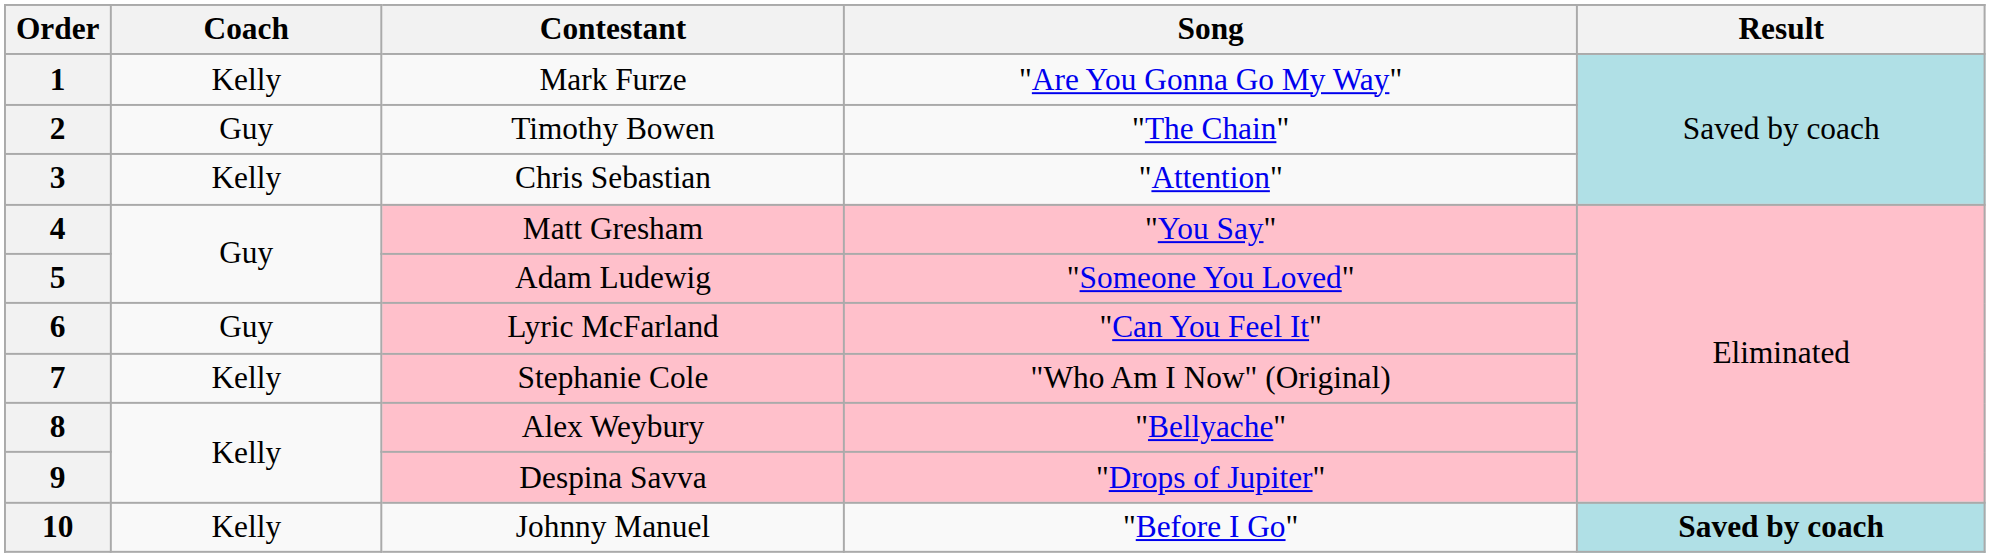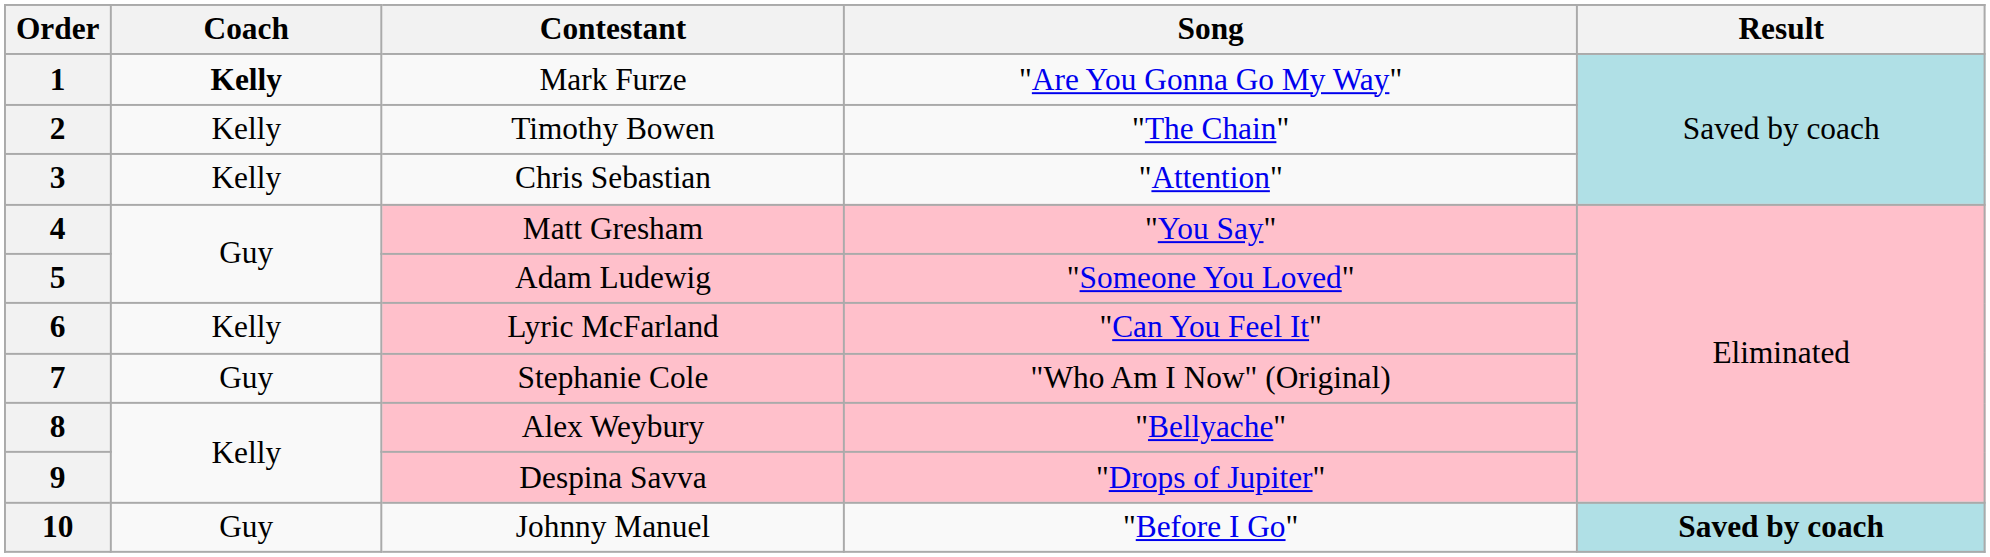(246, 79) normal -> (246, 79) bold
(246, 128) Guy -> (246, 128) Kelly
(246, 327) Guy -> (246, 327) Kelly
(246, 377) Kelly -> (246, 377) Guy
(246, 526) Kelly -> (246, 526) Guy
